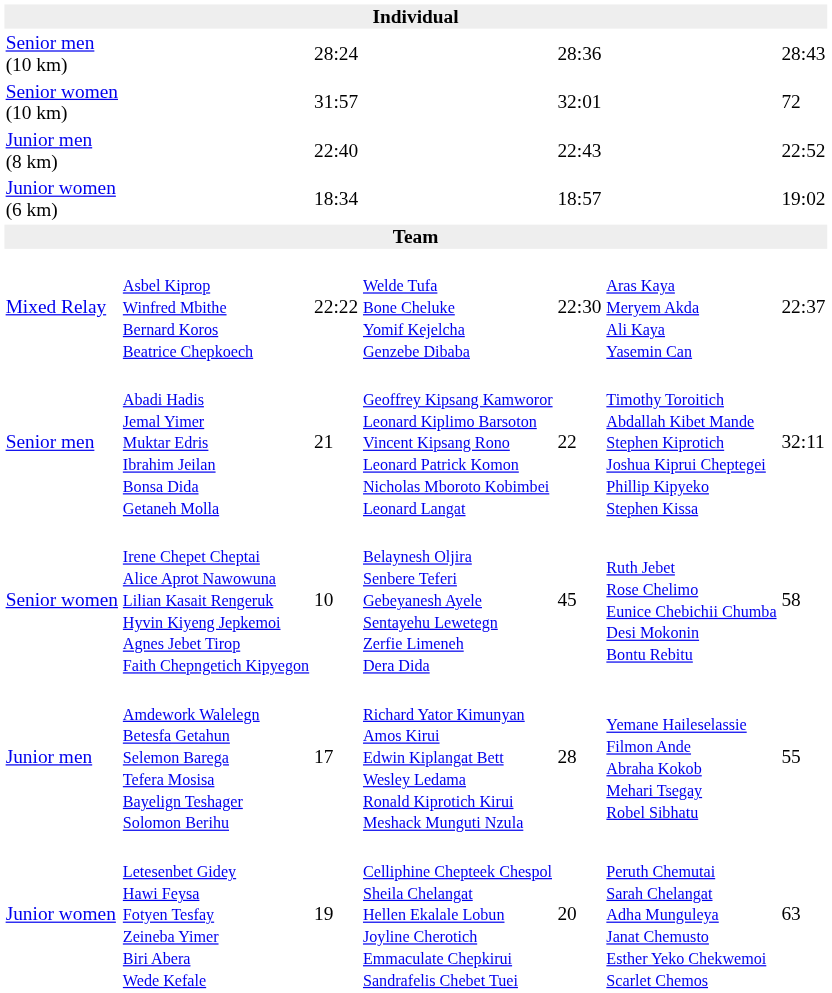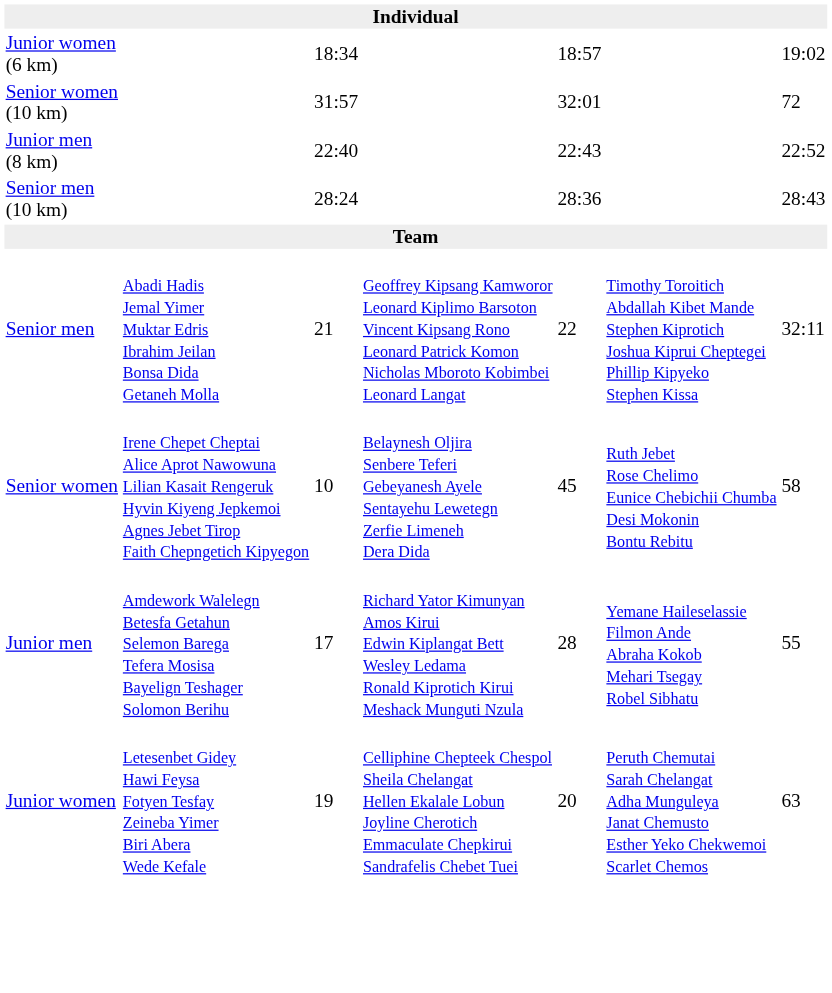rows swapped: (50, 53) <-> (61, 199)
- row: (56, 306)
